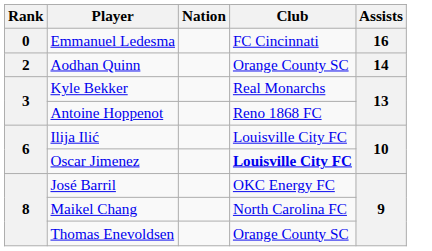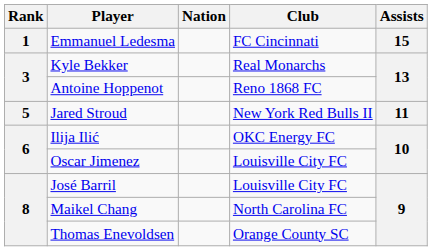(26, 40) 0 -> (26, 40) 1
(381, 40) 16 -> (402, 40) 15
- row: (95, 64)
+ row: (89, 112)
(290, 137) Louisville City FC -> (284, 137) OKC Energy FC
(292, 161) bold -> (290, 161) normal
(284, 185) OKC Energy FC -> (290, 185) Louisville City FC
